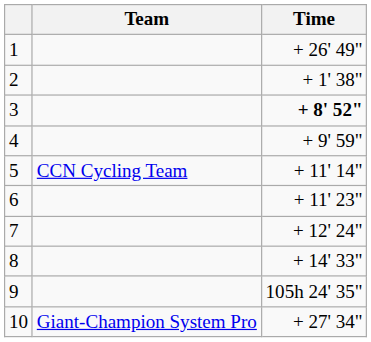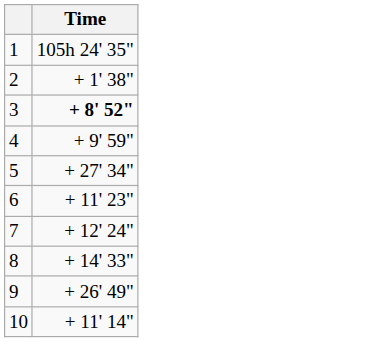- column: (147, 19)
(328, 49) + 26' 49" -> (85, 49) 105h 24' 35"
(328, 170) + 11' 14" -> (99, 170) + 27' 34"
(314, 291) 105h 24' 35" -> (99, 291) + 26' 49"
(328, 321) + 27' 34" -> (99, 321) + 11' 14"
